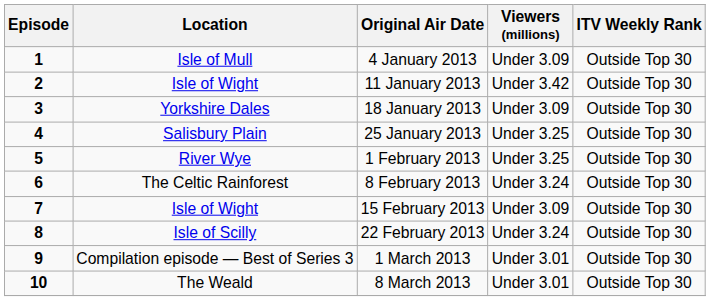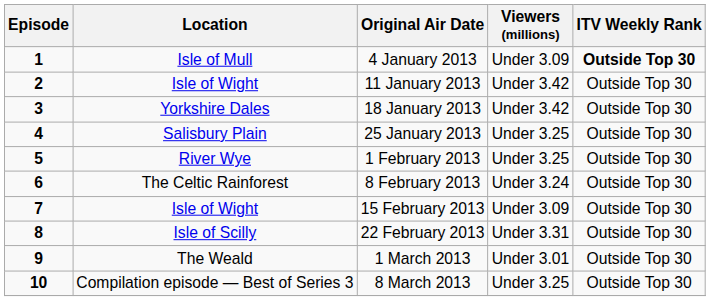(639, 59) normal -> (639, 59) bold
(531, 109) Under 3.09 -> (531, 109) Under 3.42
(531, 233) Under 3.24 -> (531, 233) Under 3.31
(215, 258) Compilation episode — Best of Series 3 -> (215, 258) The Weald
(215, 283) The Weald -> (215, 283) Compilation episode — Best of Series 3
(531, 283) Under 3.01 -> (531, 283) Under 3.25
